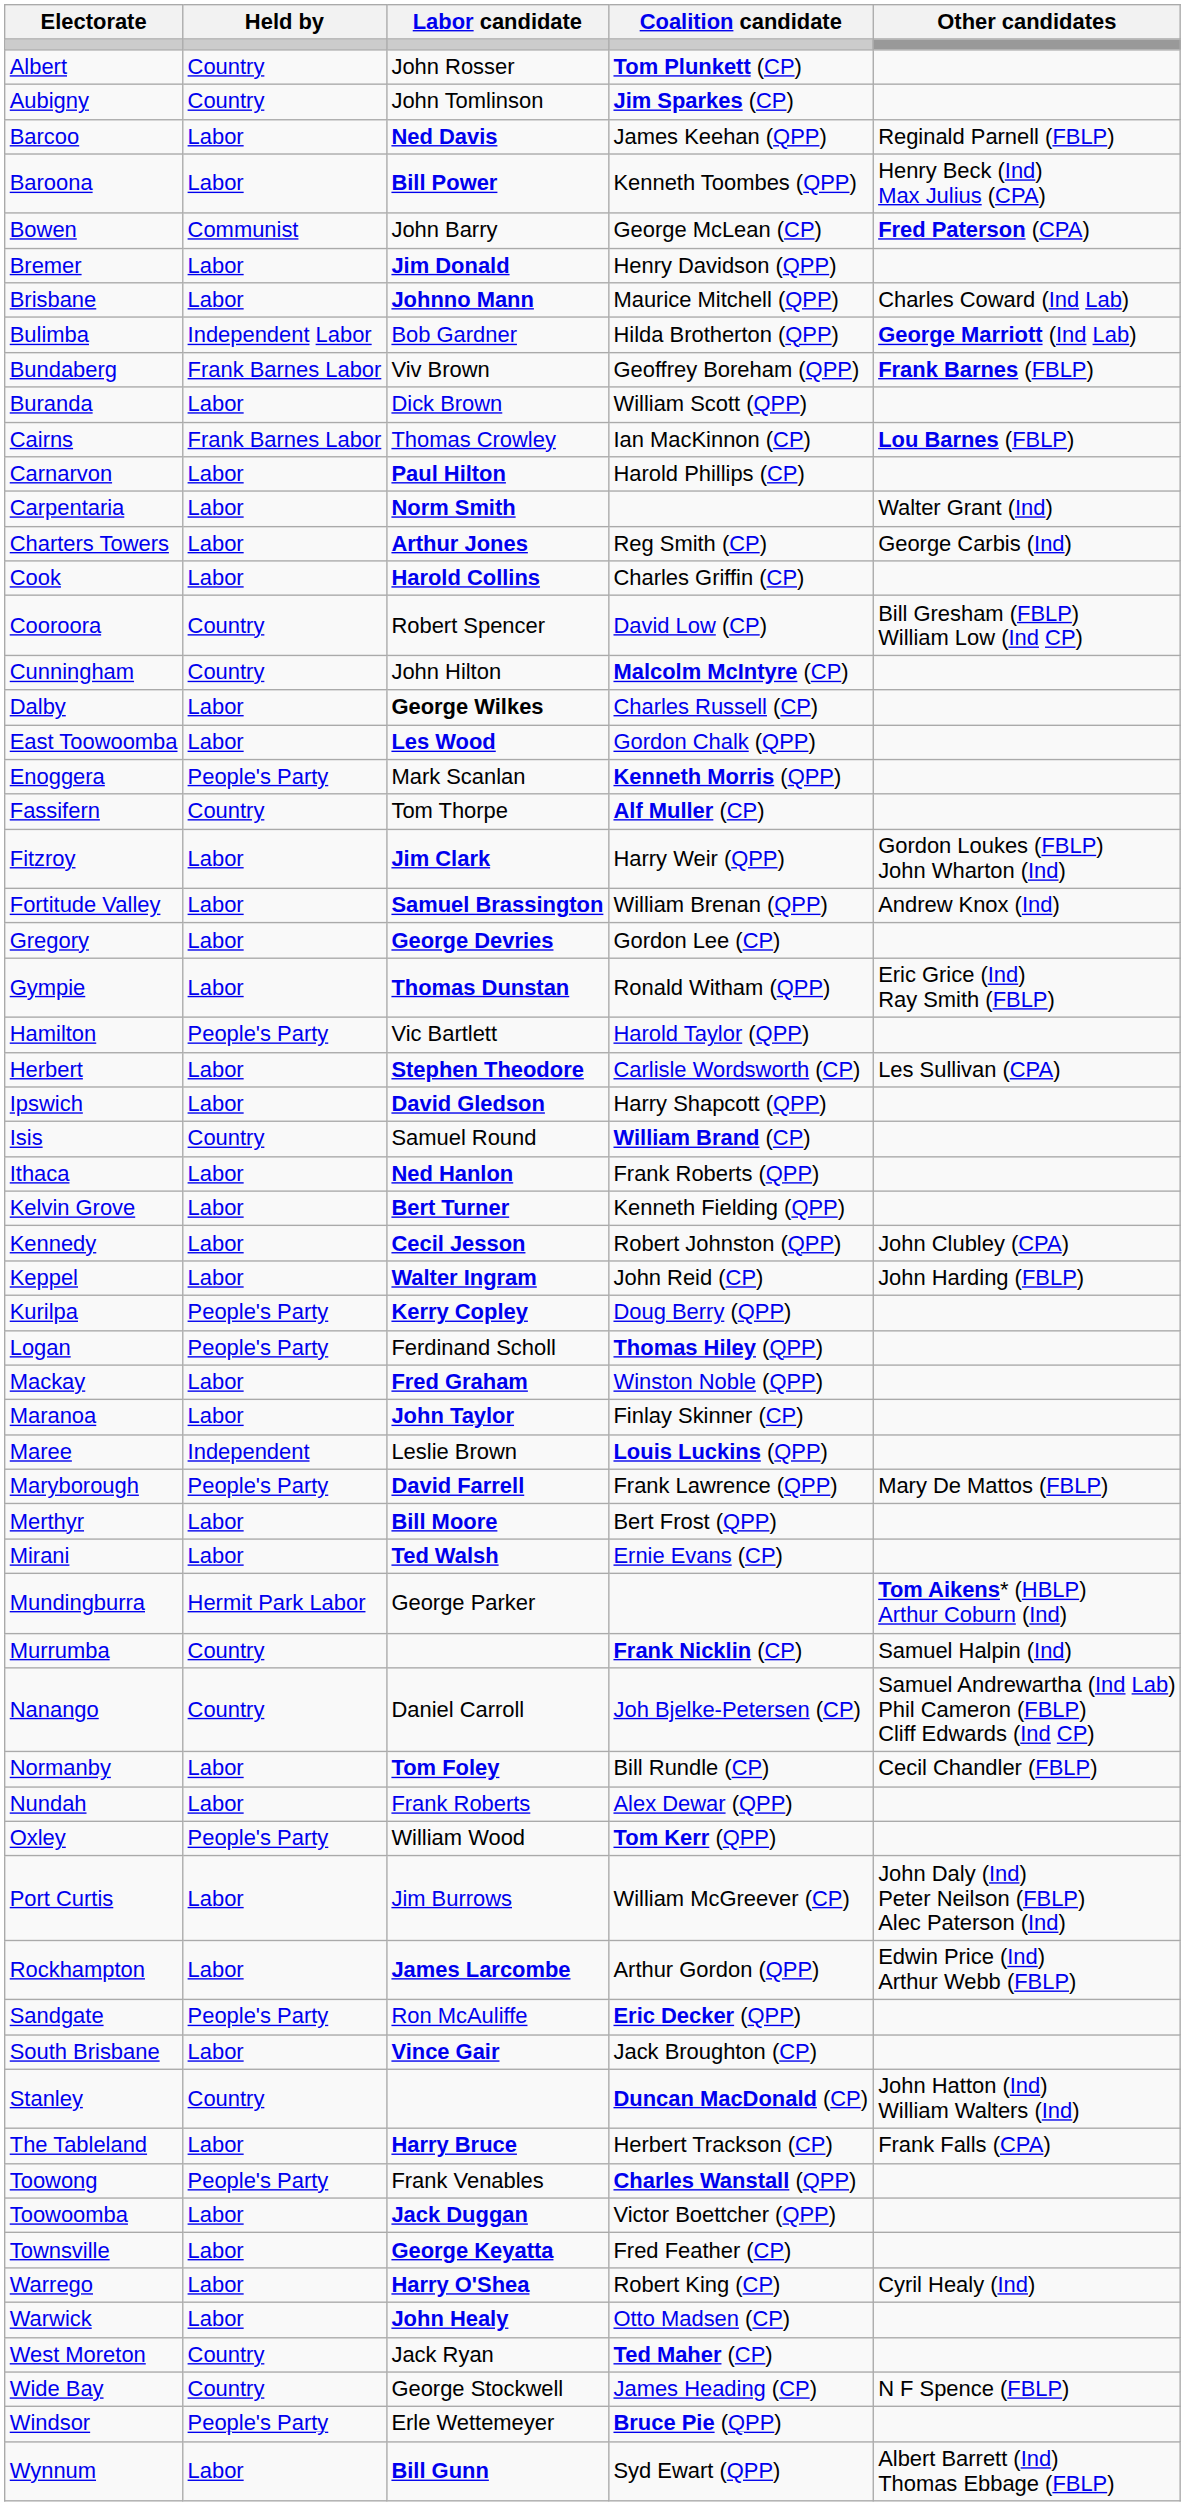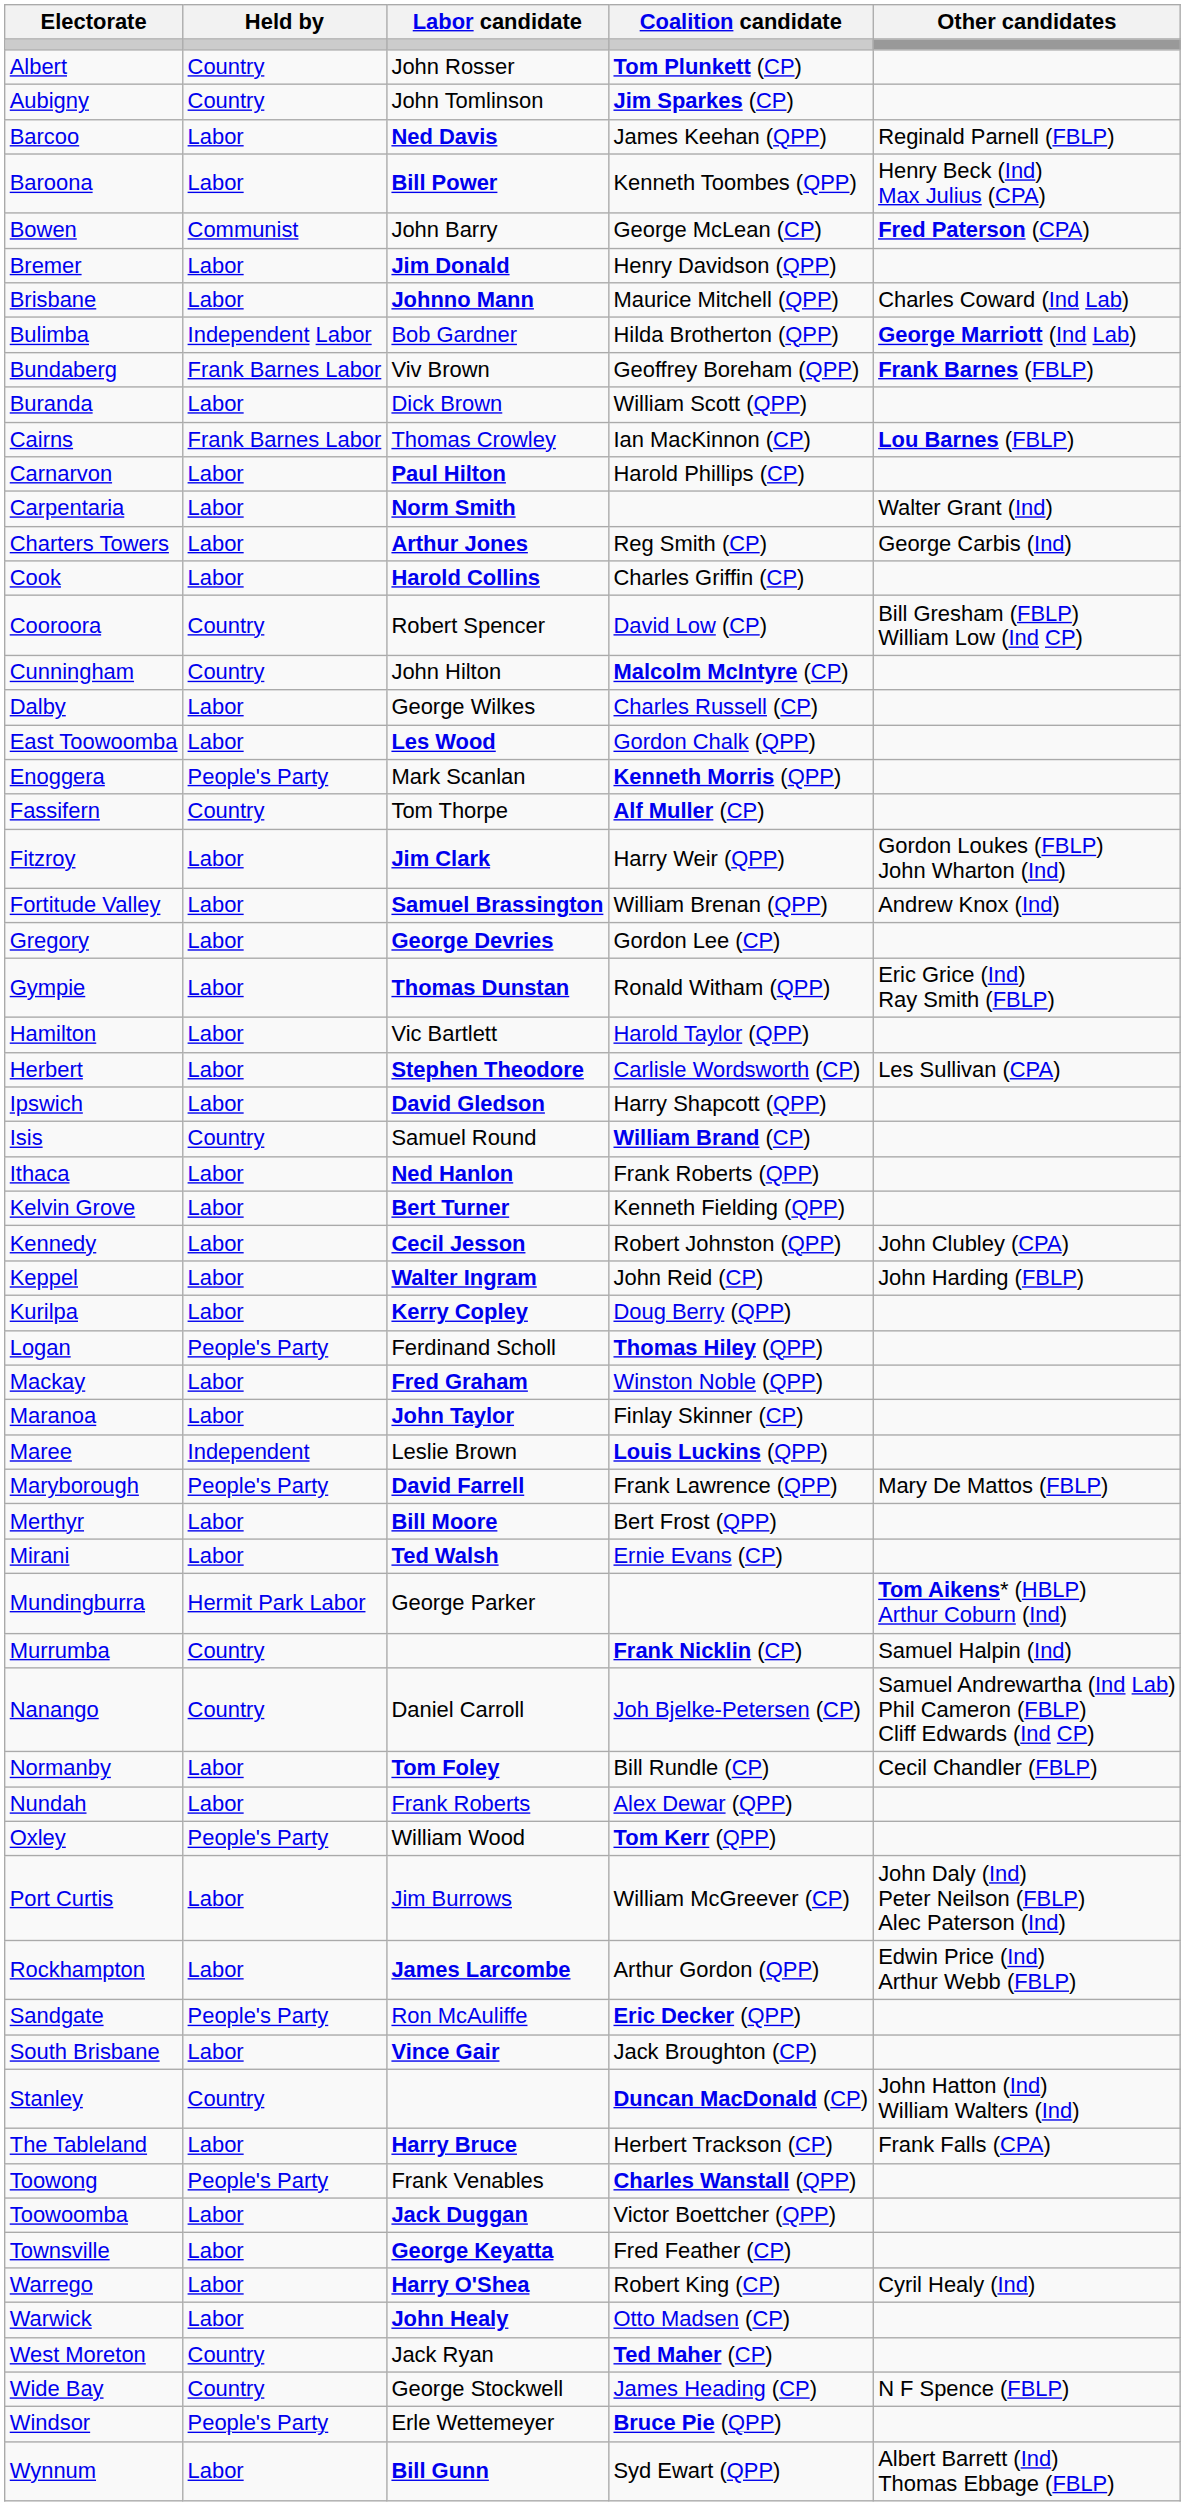(467, 707) bold -> (463, 707) normal
(258, 1034) People's Party -> (216, 1034) Labor
(258, 1312) People's Party -> (216, 1312) Labor
